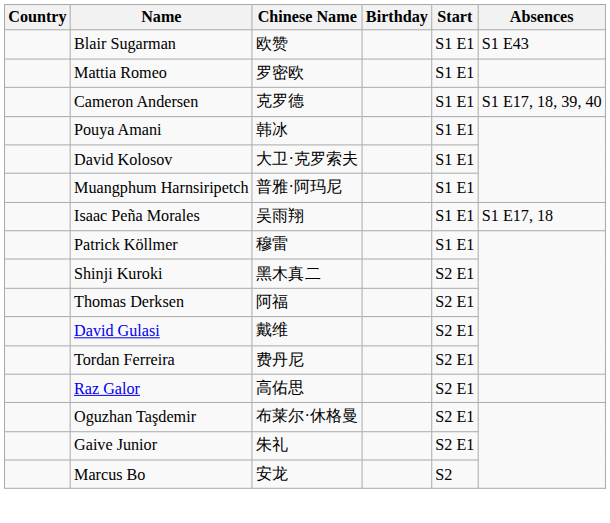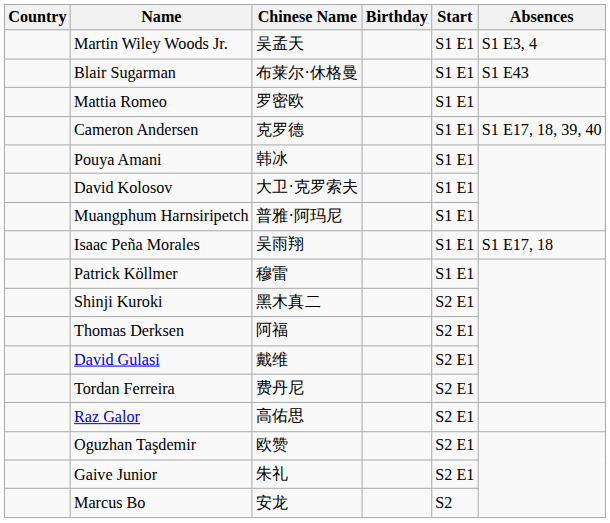+ row: (151, 44)
(272, 43) 欧赞 -> (307, 72) 布莱尔·休格曼
(307, 416) 布莱尔·休格曼 -> (272, 445) 欧赞
